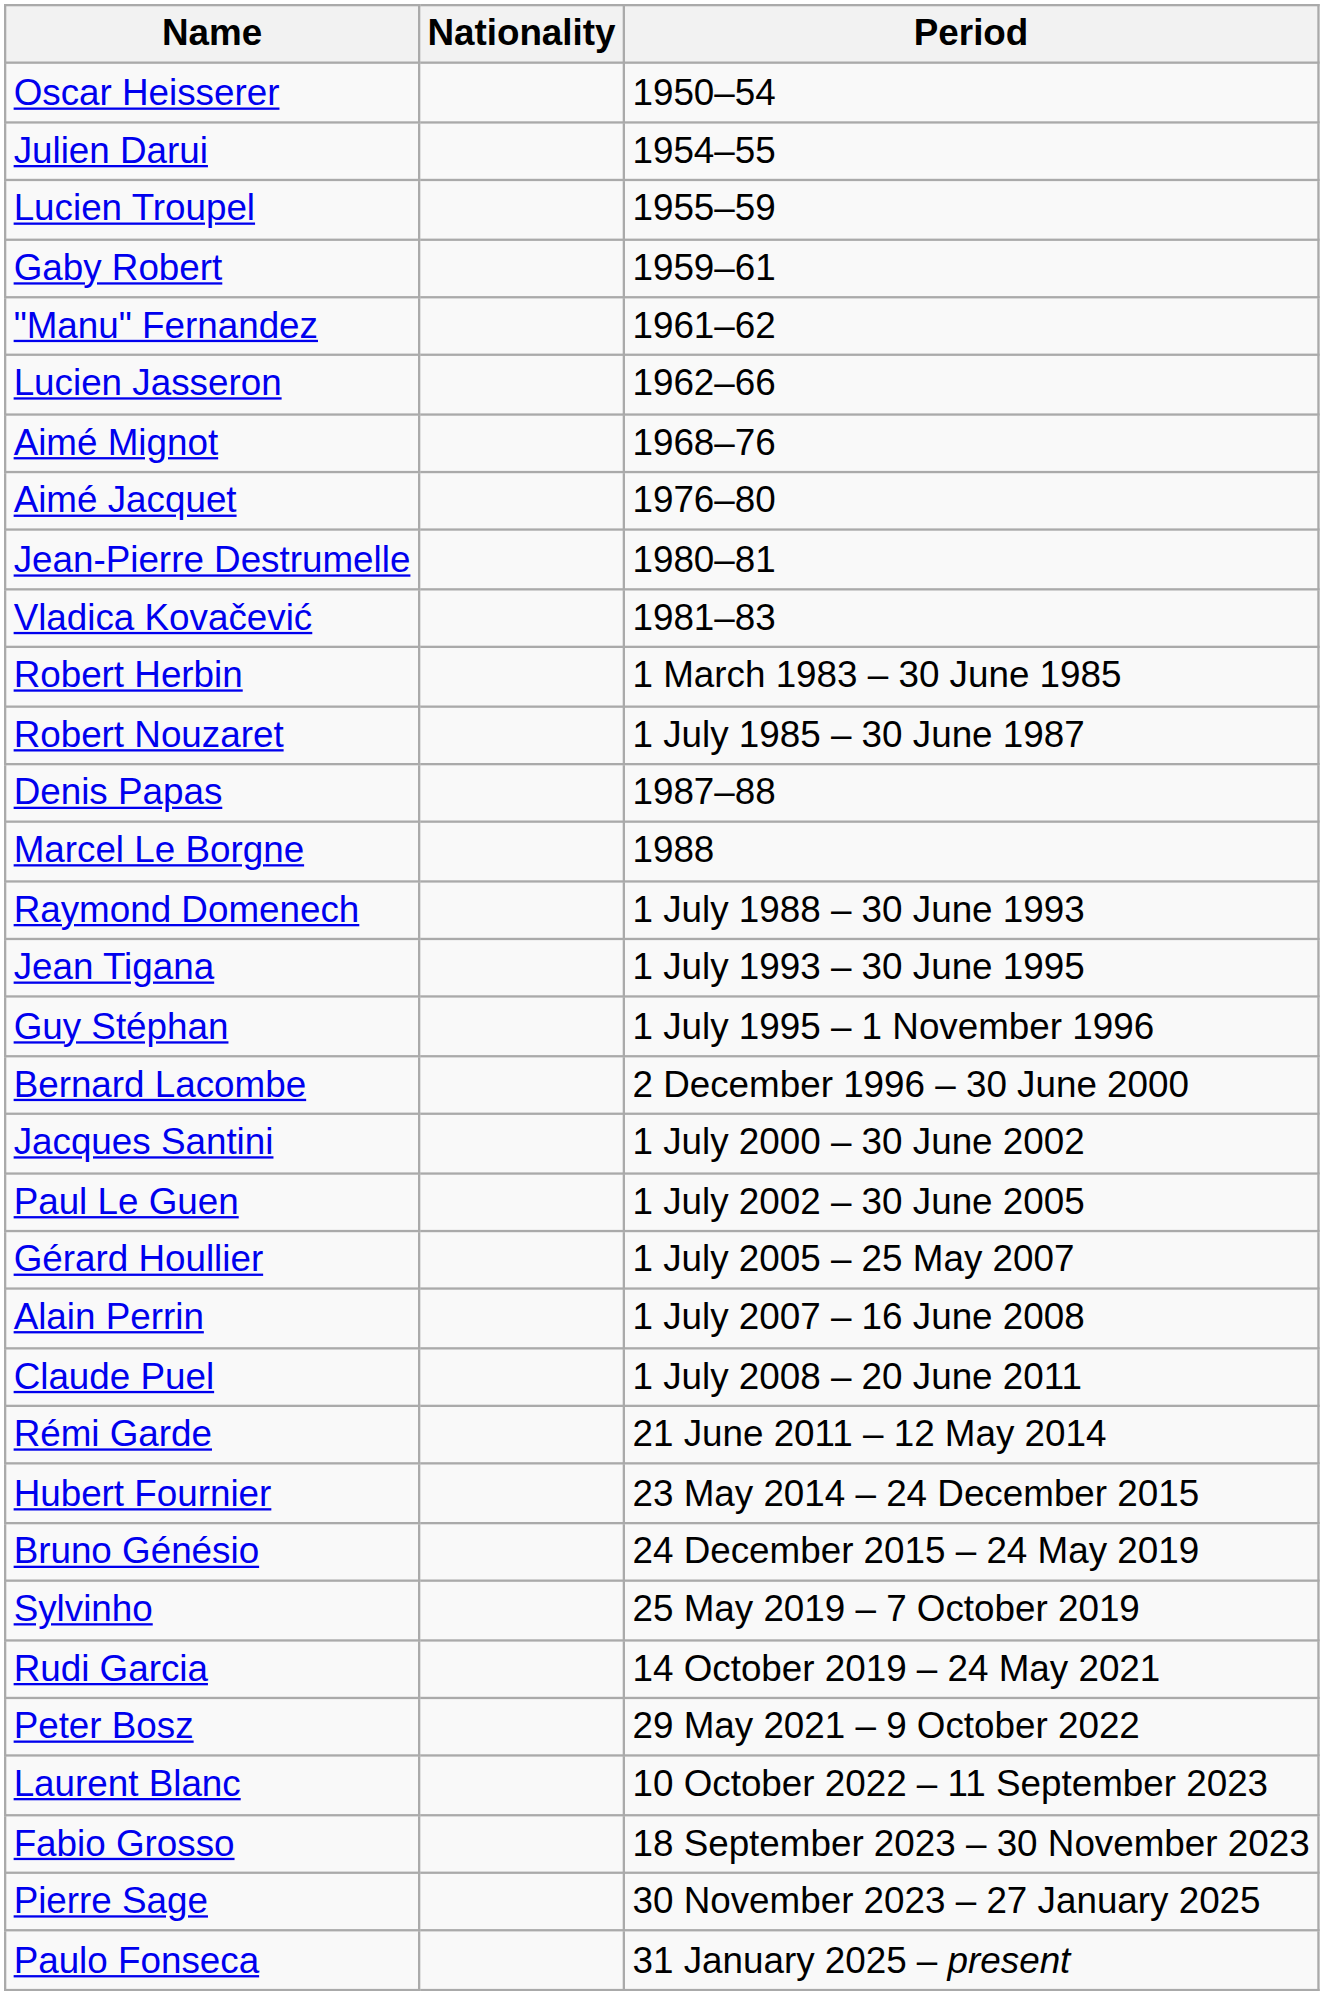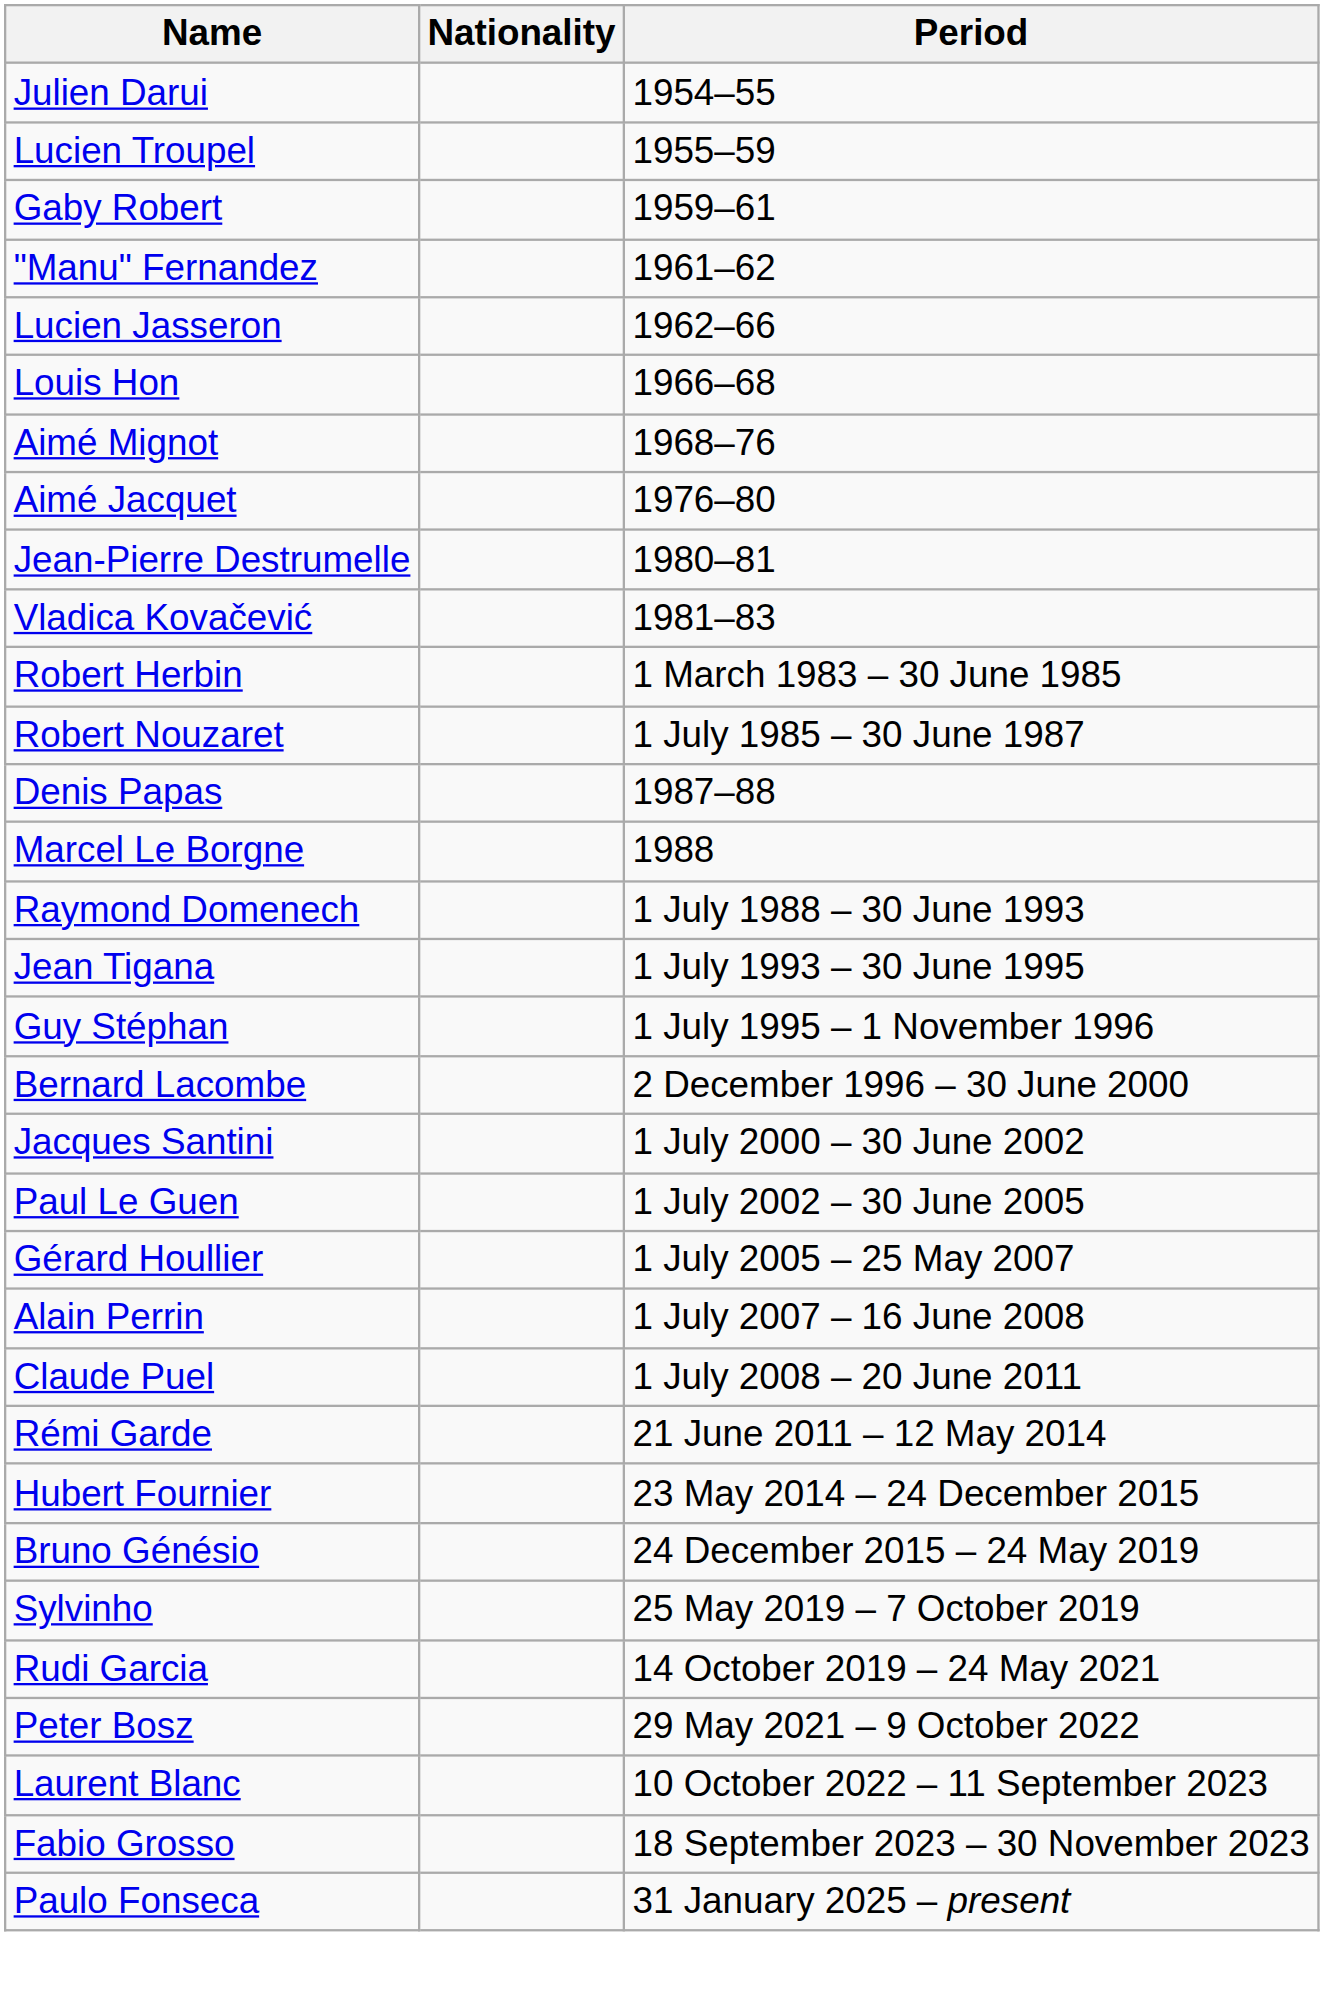- row: (147, 92)
+ row: (96, 383)
- row: (111, 1901)
